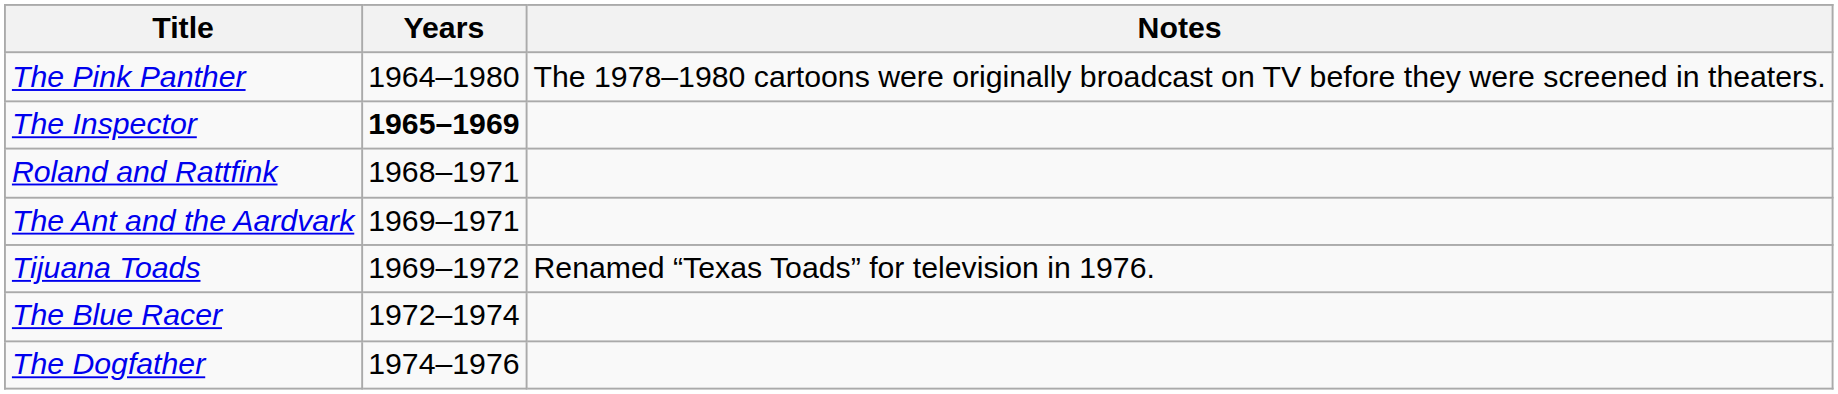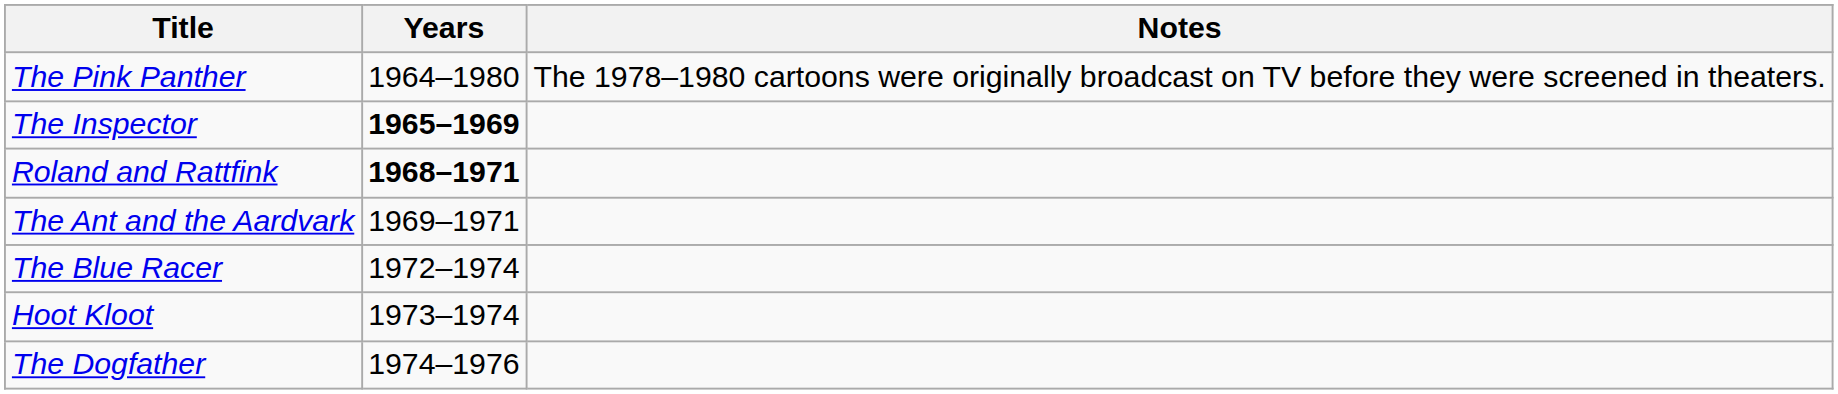(444, 172) normal -> (444, 172) bold
- row: (106, 268)
+ row: (83, 316)
